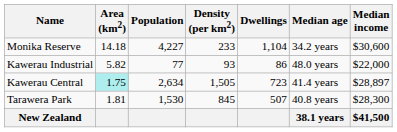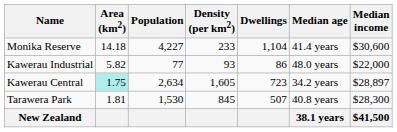(315, 46) 34.2 years -> (315, 46) 41.4 years
(222, 82) 1,505 -> (222, 82) 1,605
(315, 82) 41.4 years -> (315, 82) 34.2 years
